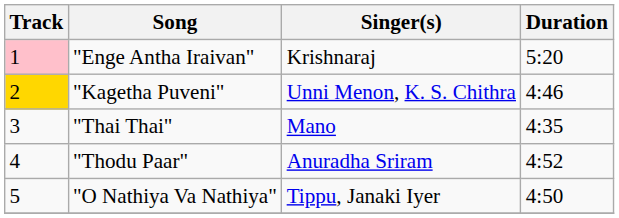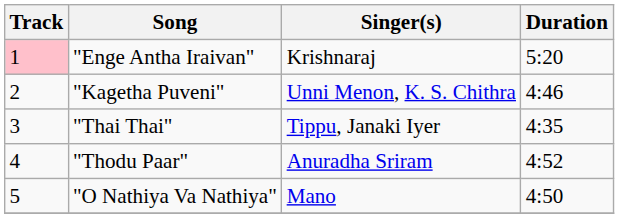(15, 91) gold background -> (15, 91) no background
(311, 126) Mano -> (363, 126) Tippu, Janaki Iyer
(363, 196) Tippu, Janaki Iyer -> (311, 196) Mano
